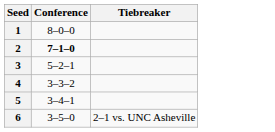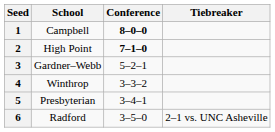+ column: (68, 13)
(61, 30) normal -> (133, 30) bold
